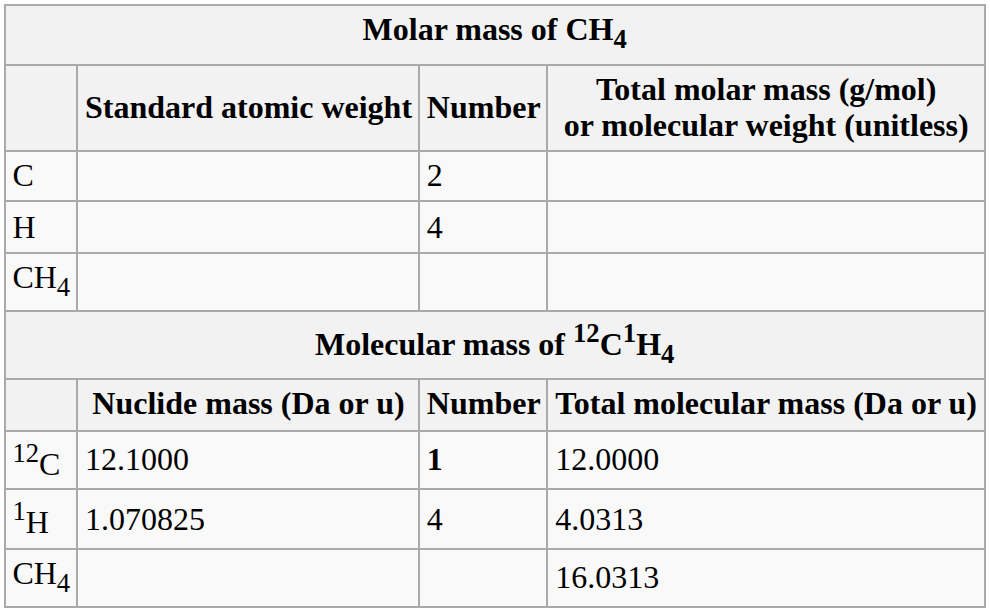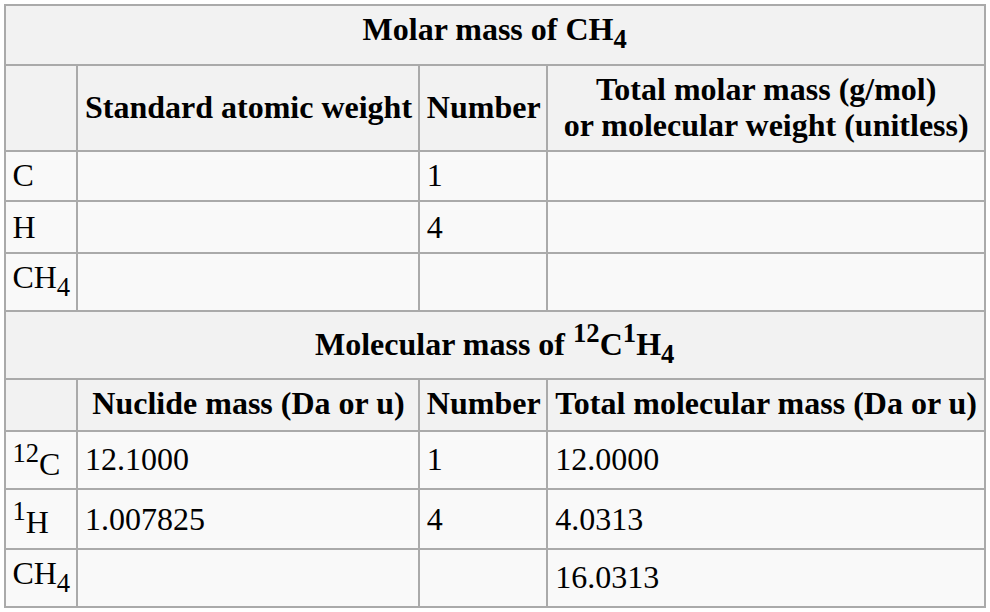(435, 175) 2 -> (435, 175) 1
(435, 459) bold -> (435, 459) normal
(145, 518) 1.070825 -> (145, 518) 1.007825
